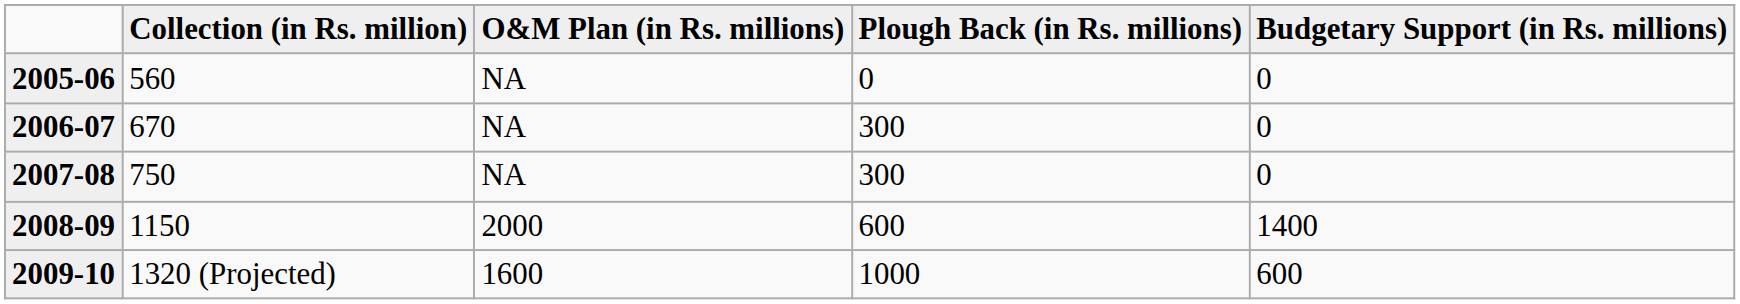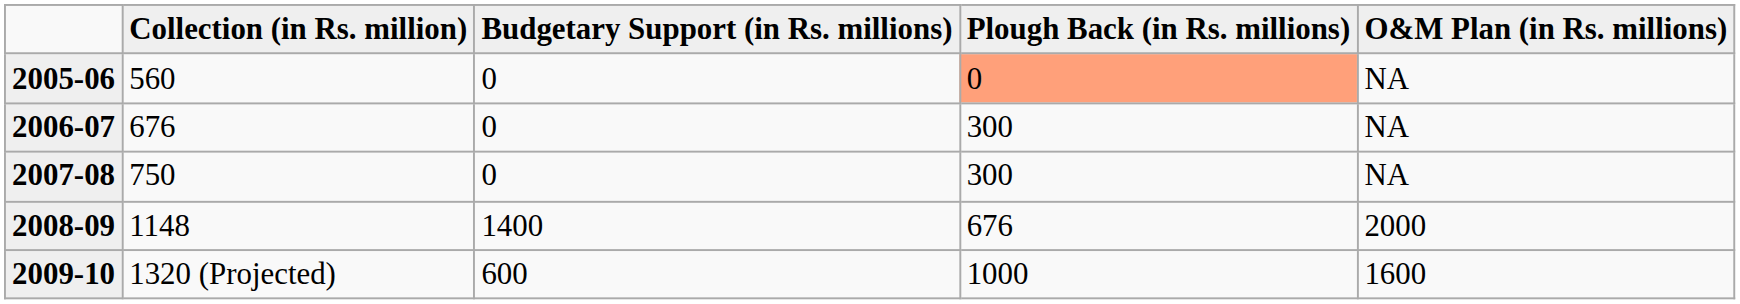columns swapped: (663, 28) <-> (1492, 28)
(866, 77) no background -> (974, 77) lightsalmon background
(152, 126) 670 -> (152, 126) 676
(160, 224) 1150 -> (160, 224) 1148
(882, 224) 600 -> (990, 224) 676
